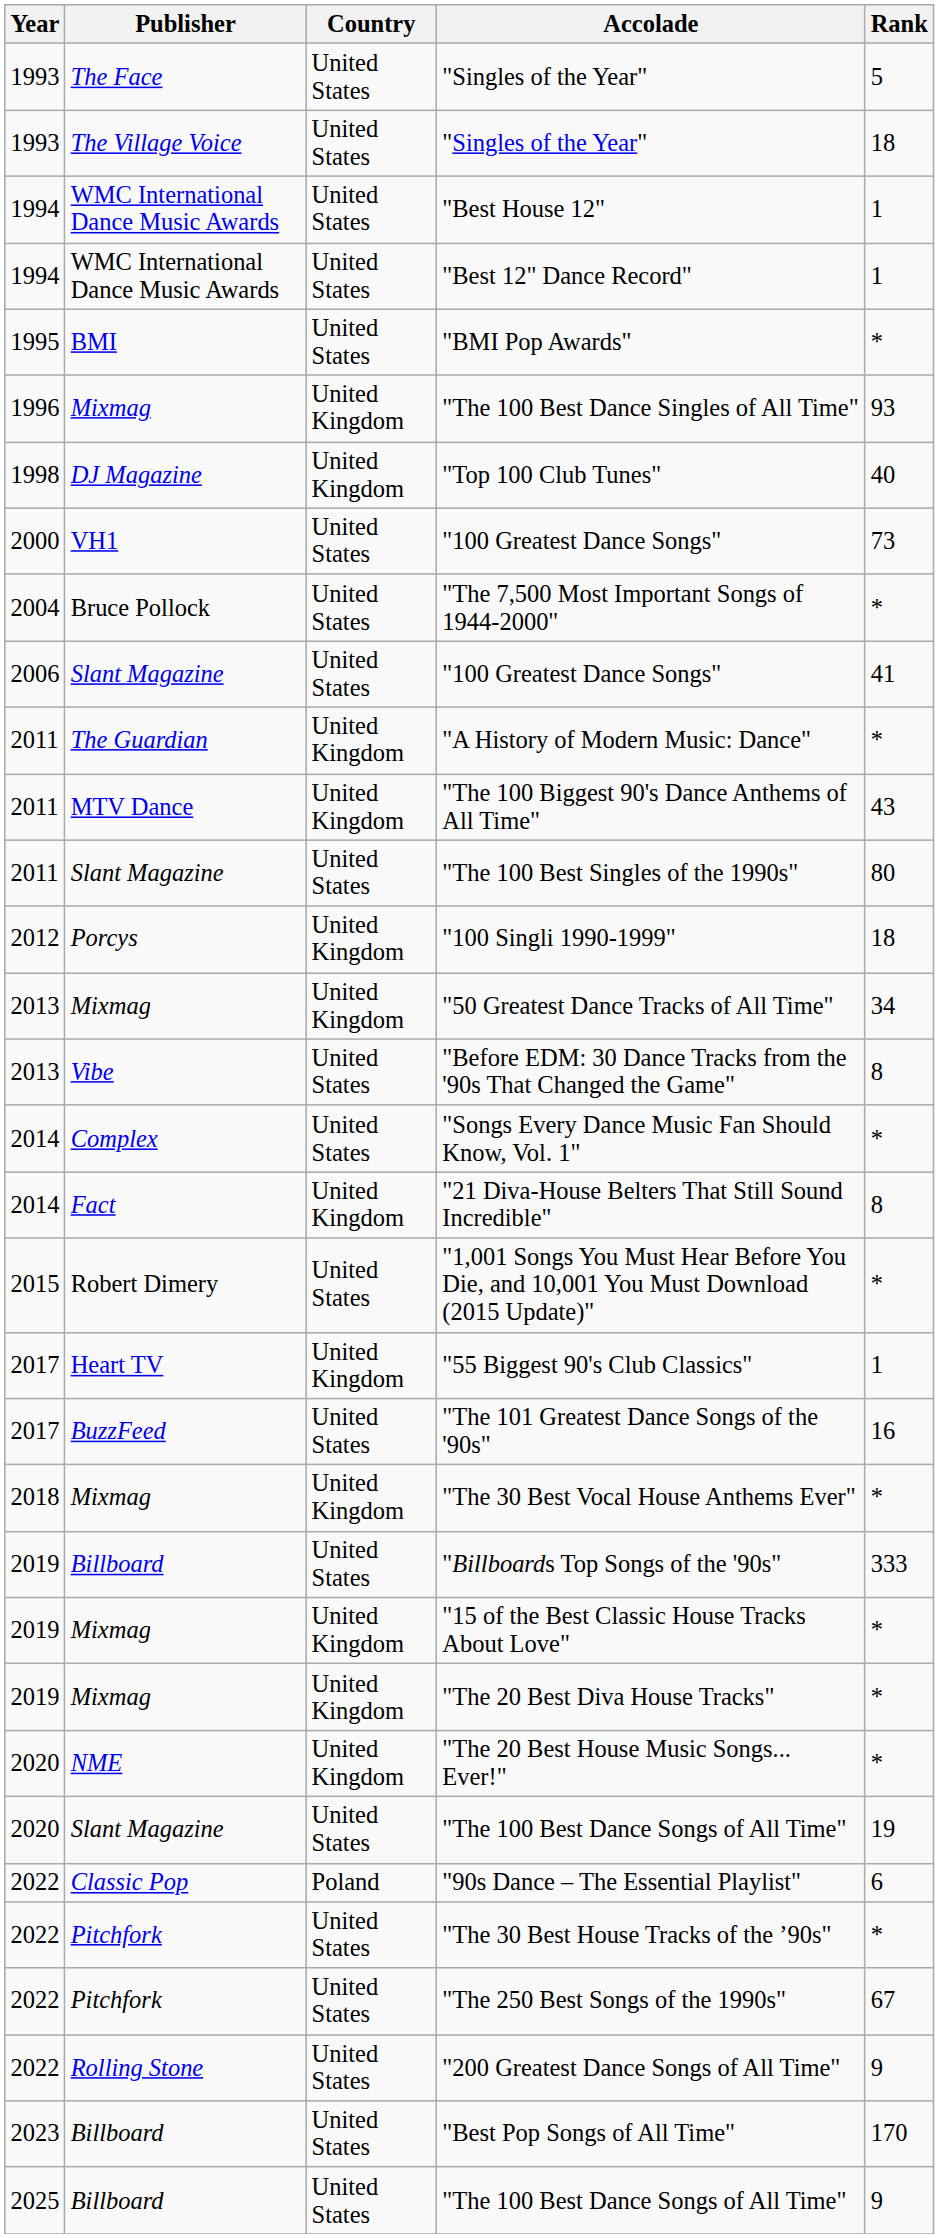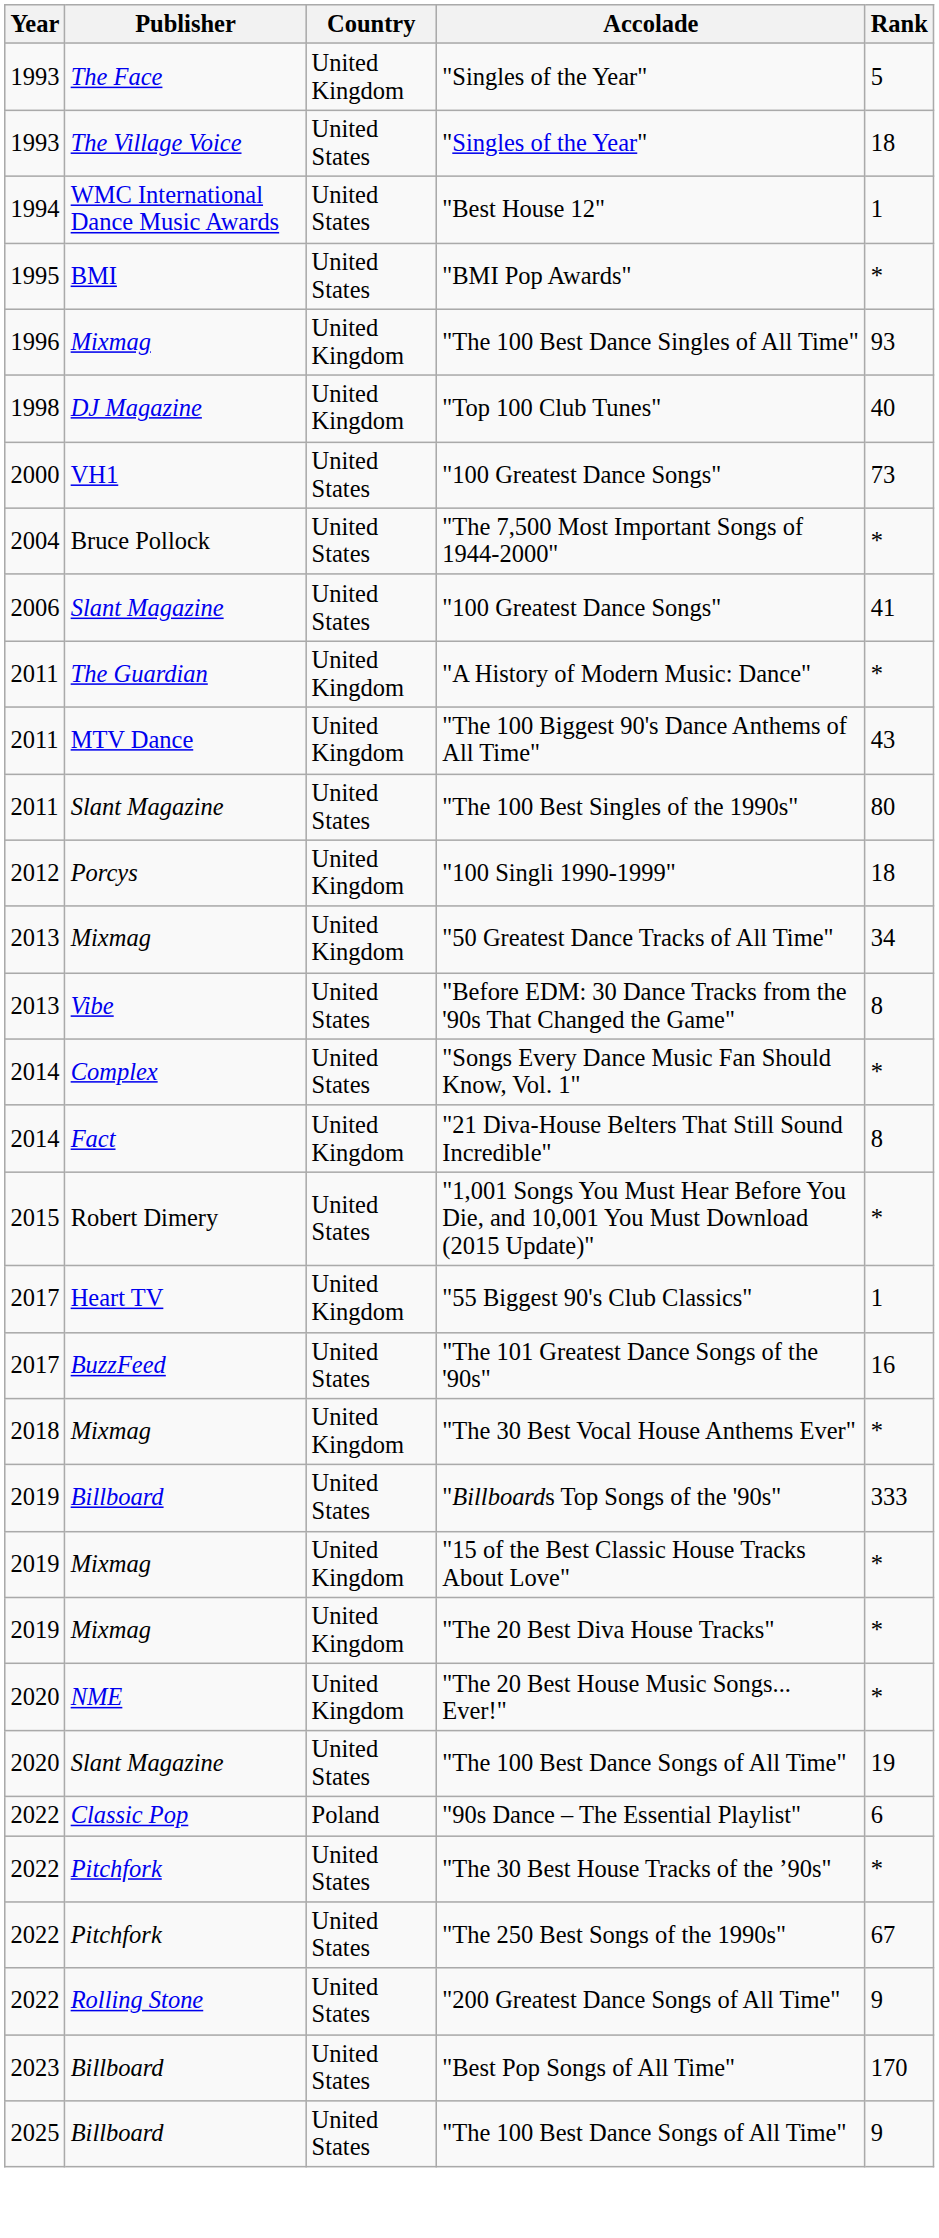(345, 76) United States -> (358, 76) United Kingdom
- row: (175, 275)
